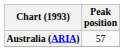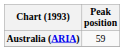(101, 38) 57 -> (101, 38) 59
